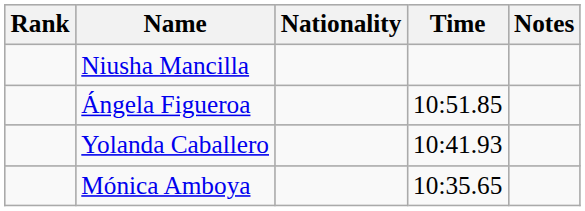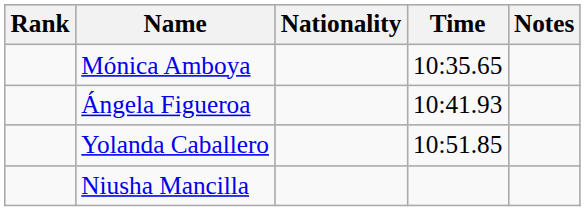rows swapped: (166, 184) <-> (165, 64)
(458, 104) 10:51.85 -> (458, 104) 10:41.93
(458, 144) 10:41.93 -> (458, 144) 10:51.85
